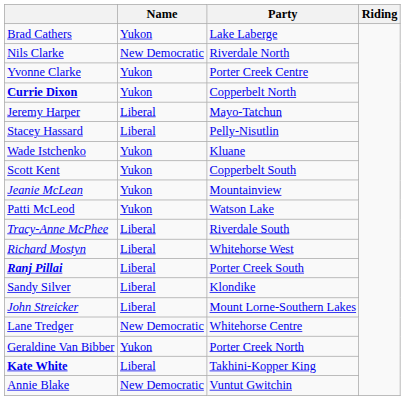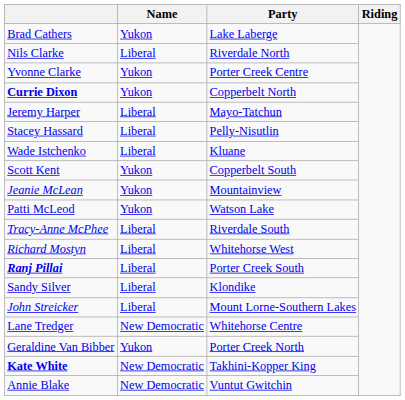(162, 53) New Democratic -> (138, 53) Liberal
(136, 151) Yukon -> (138, 151) Liberal
(138, 365) Liberal -> (162, 365) New Democratic
